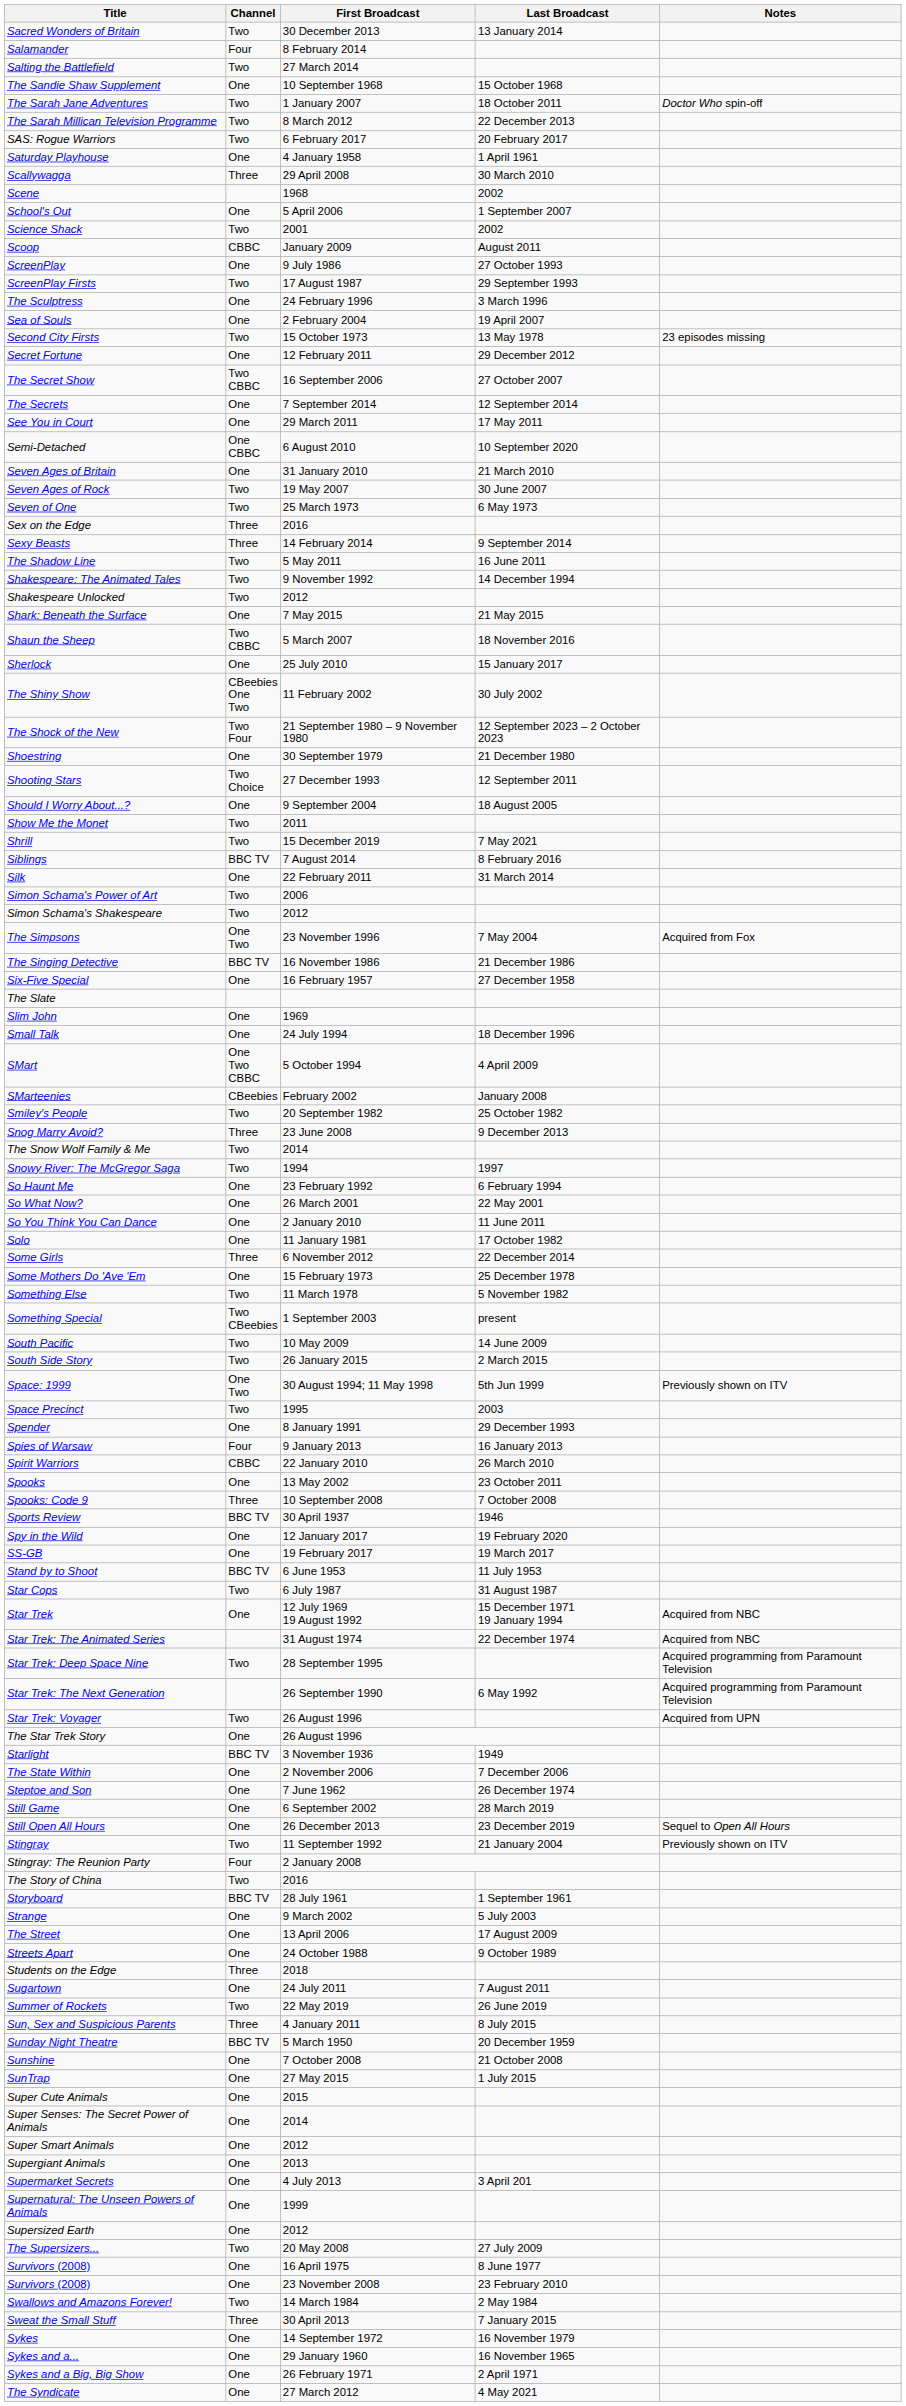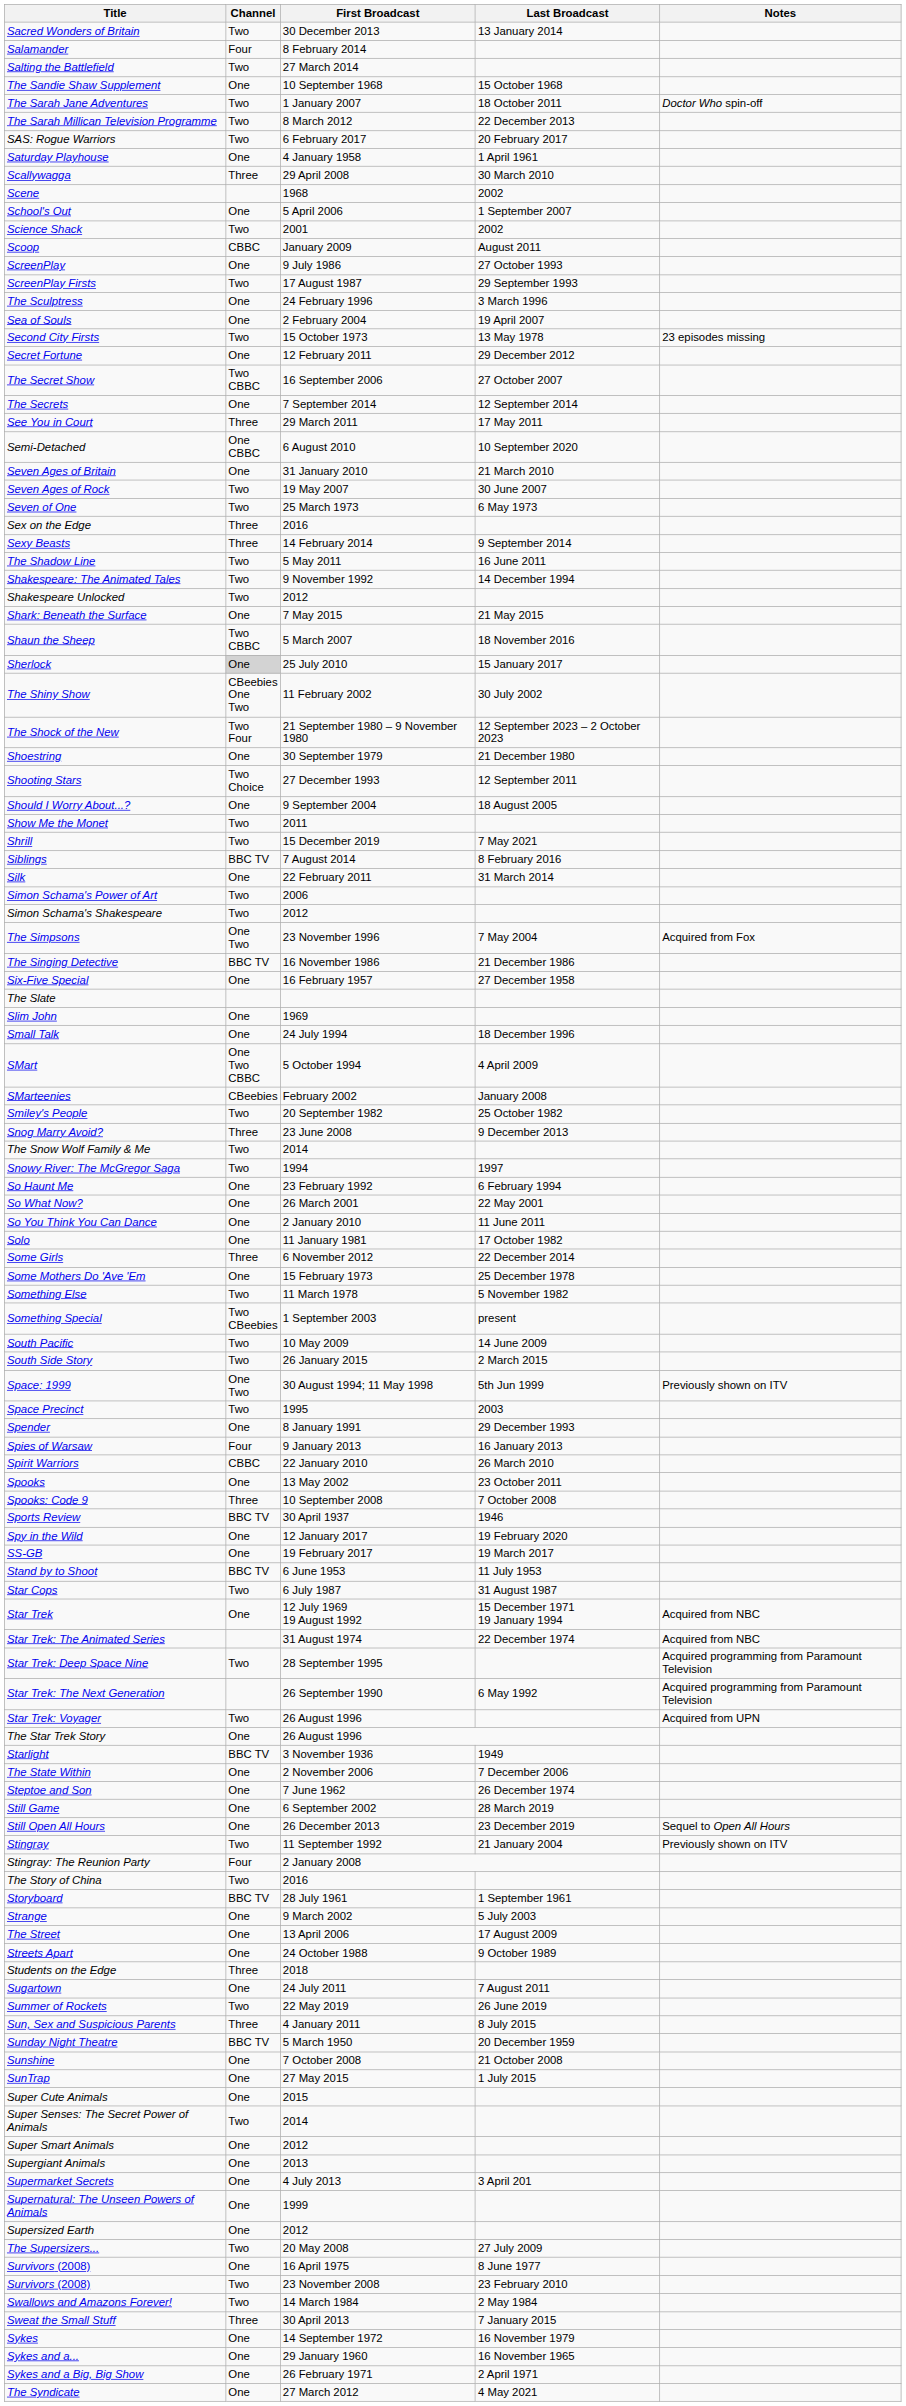(239, 422) One -> (243, 422) Three
(239, 664) no background -> (239, 664) lightgrey background
(239, 2121) One -> (239, 2121) Two
(239, 2284) One -> (239, 2284) Two
